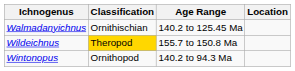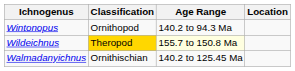rows swapped: (46, 27) <-> (32, 58)
(198, 43) no background -> (198, 43) lightyellow background
